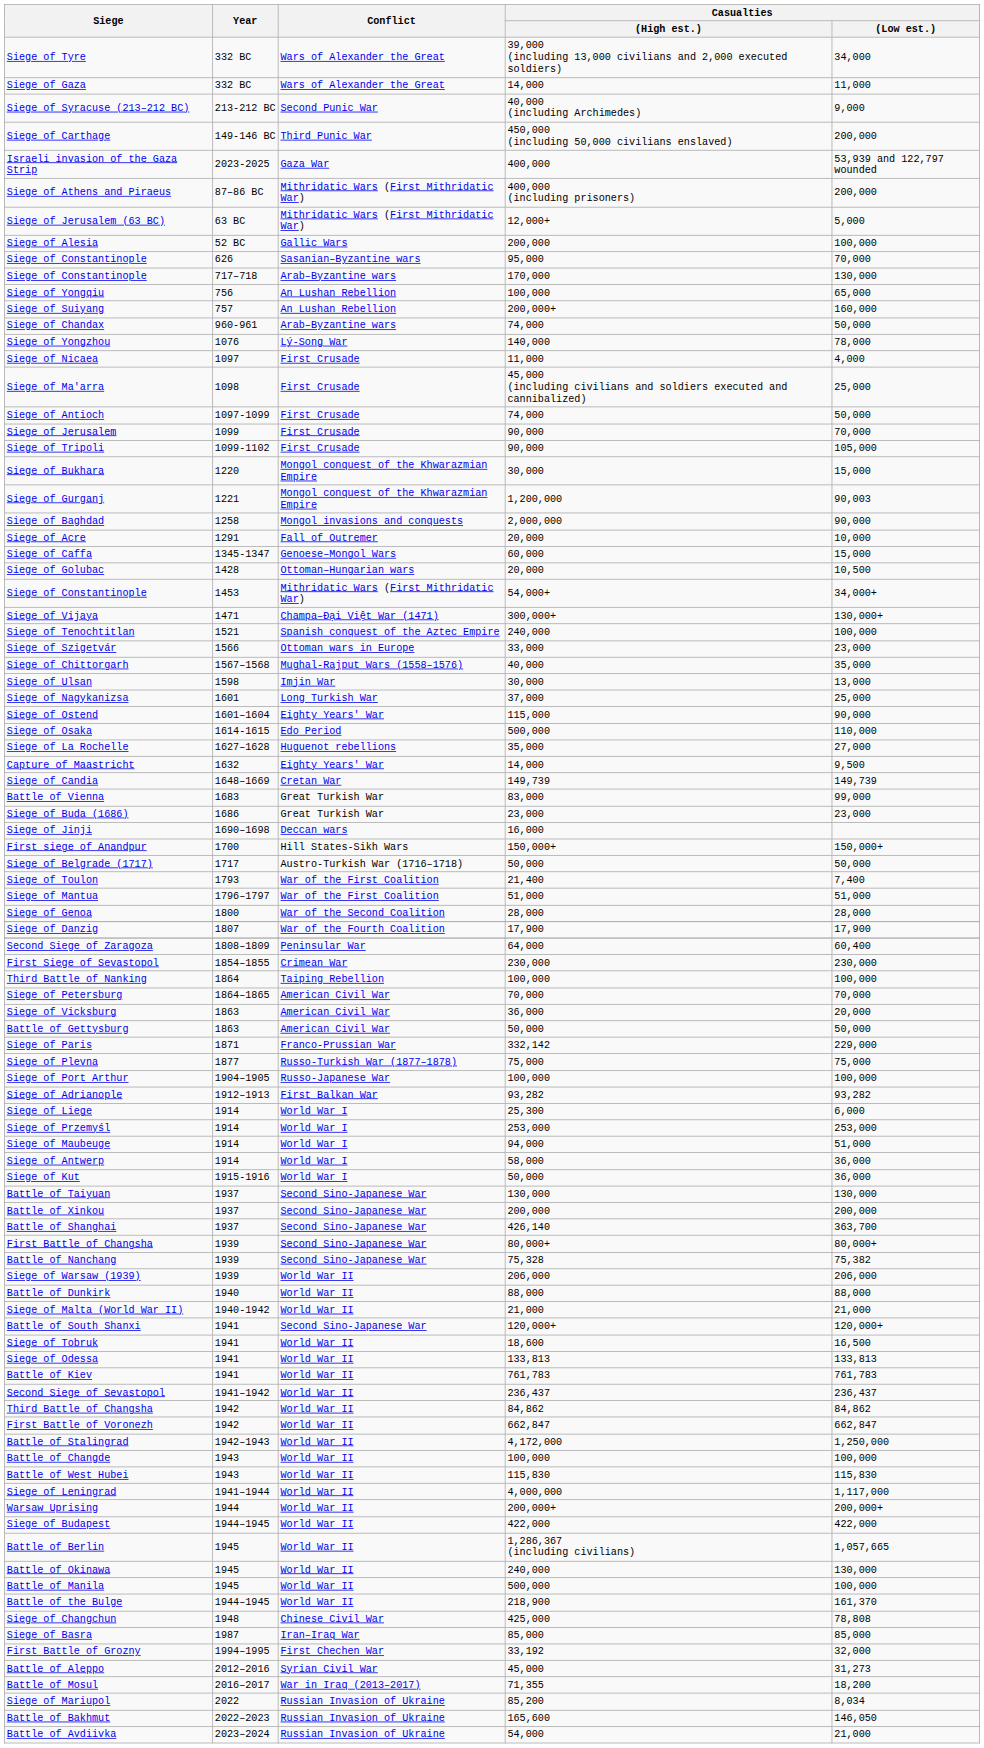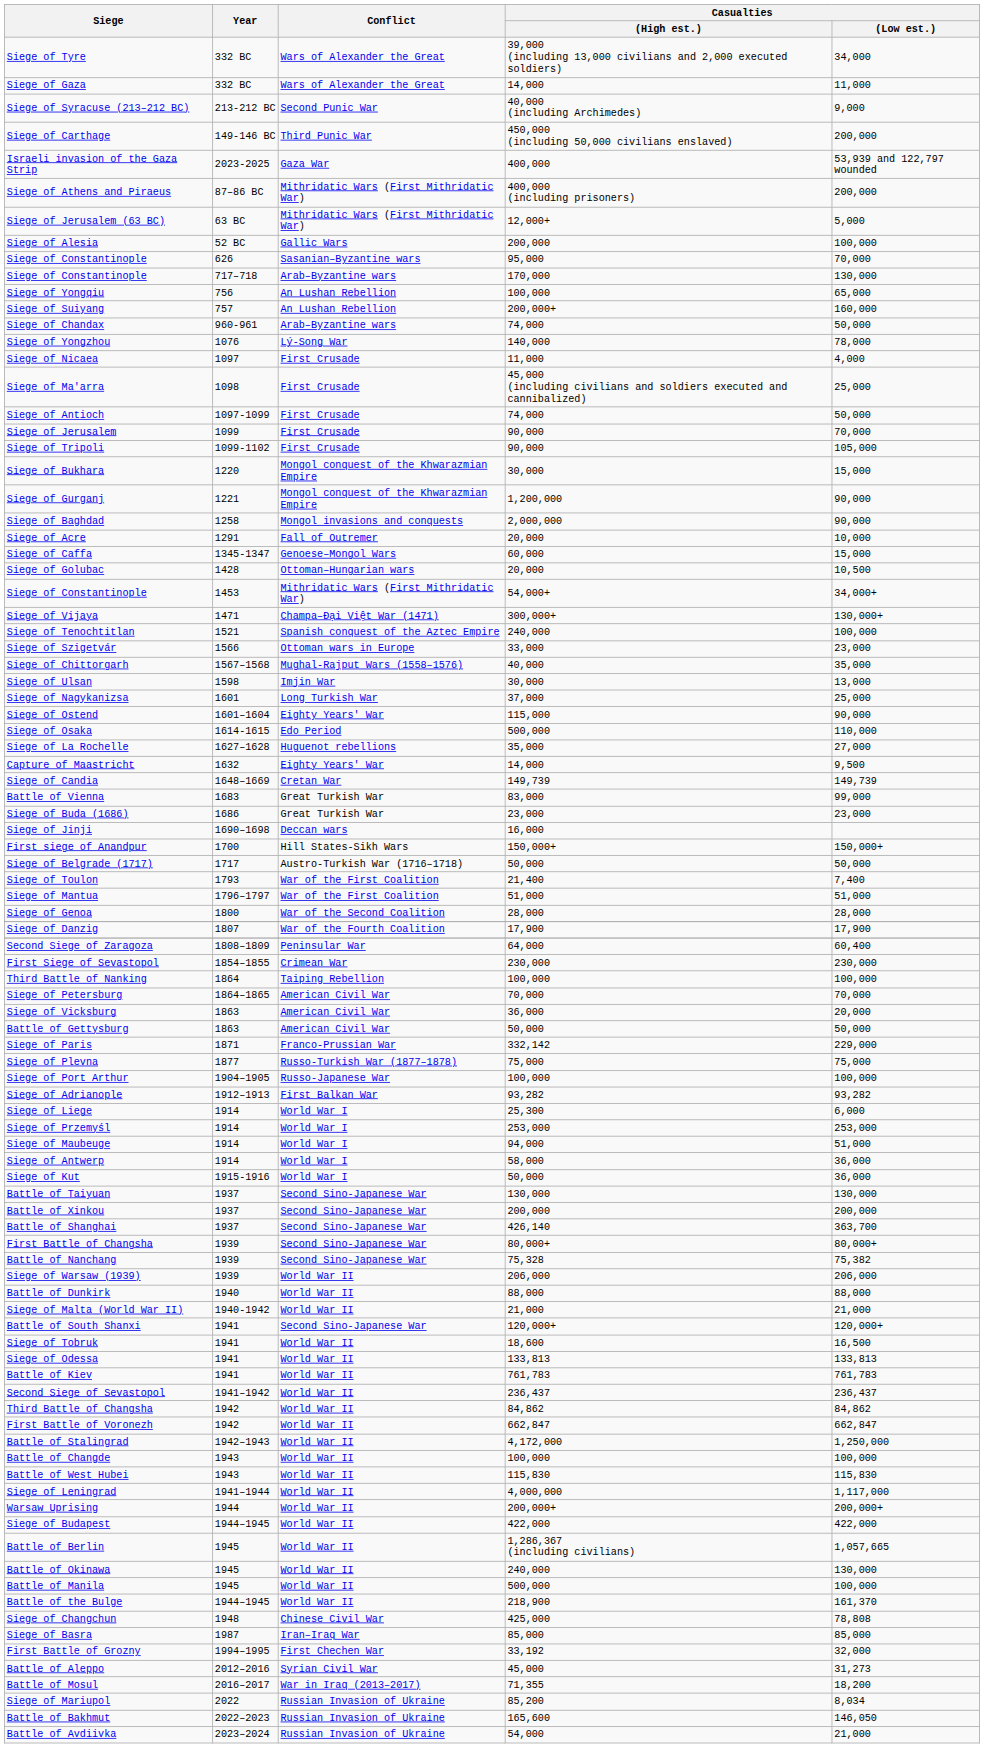(853, 499) 90,003 -> (853, 499) 90,000
